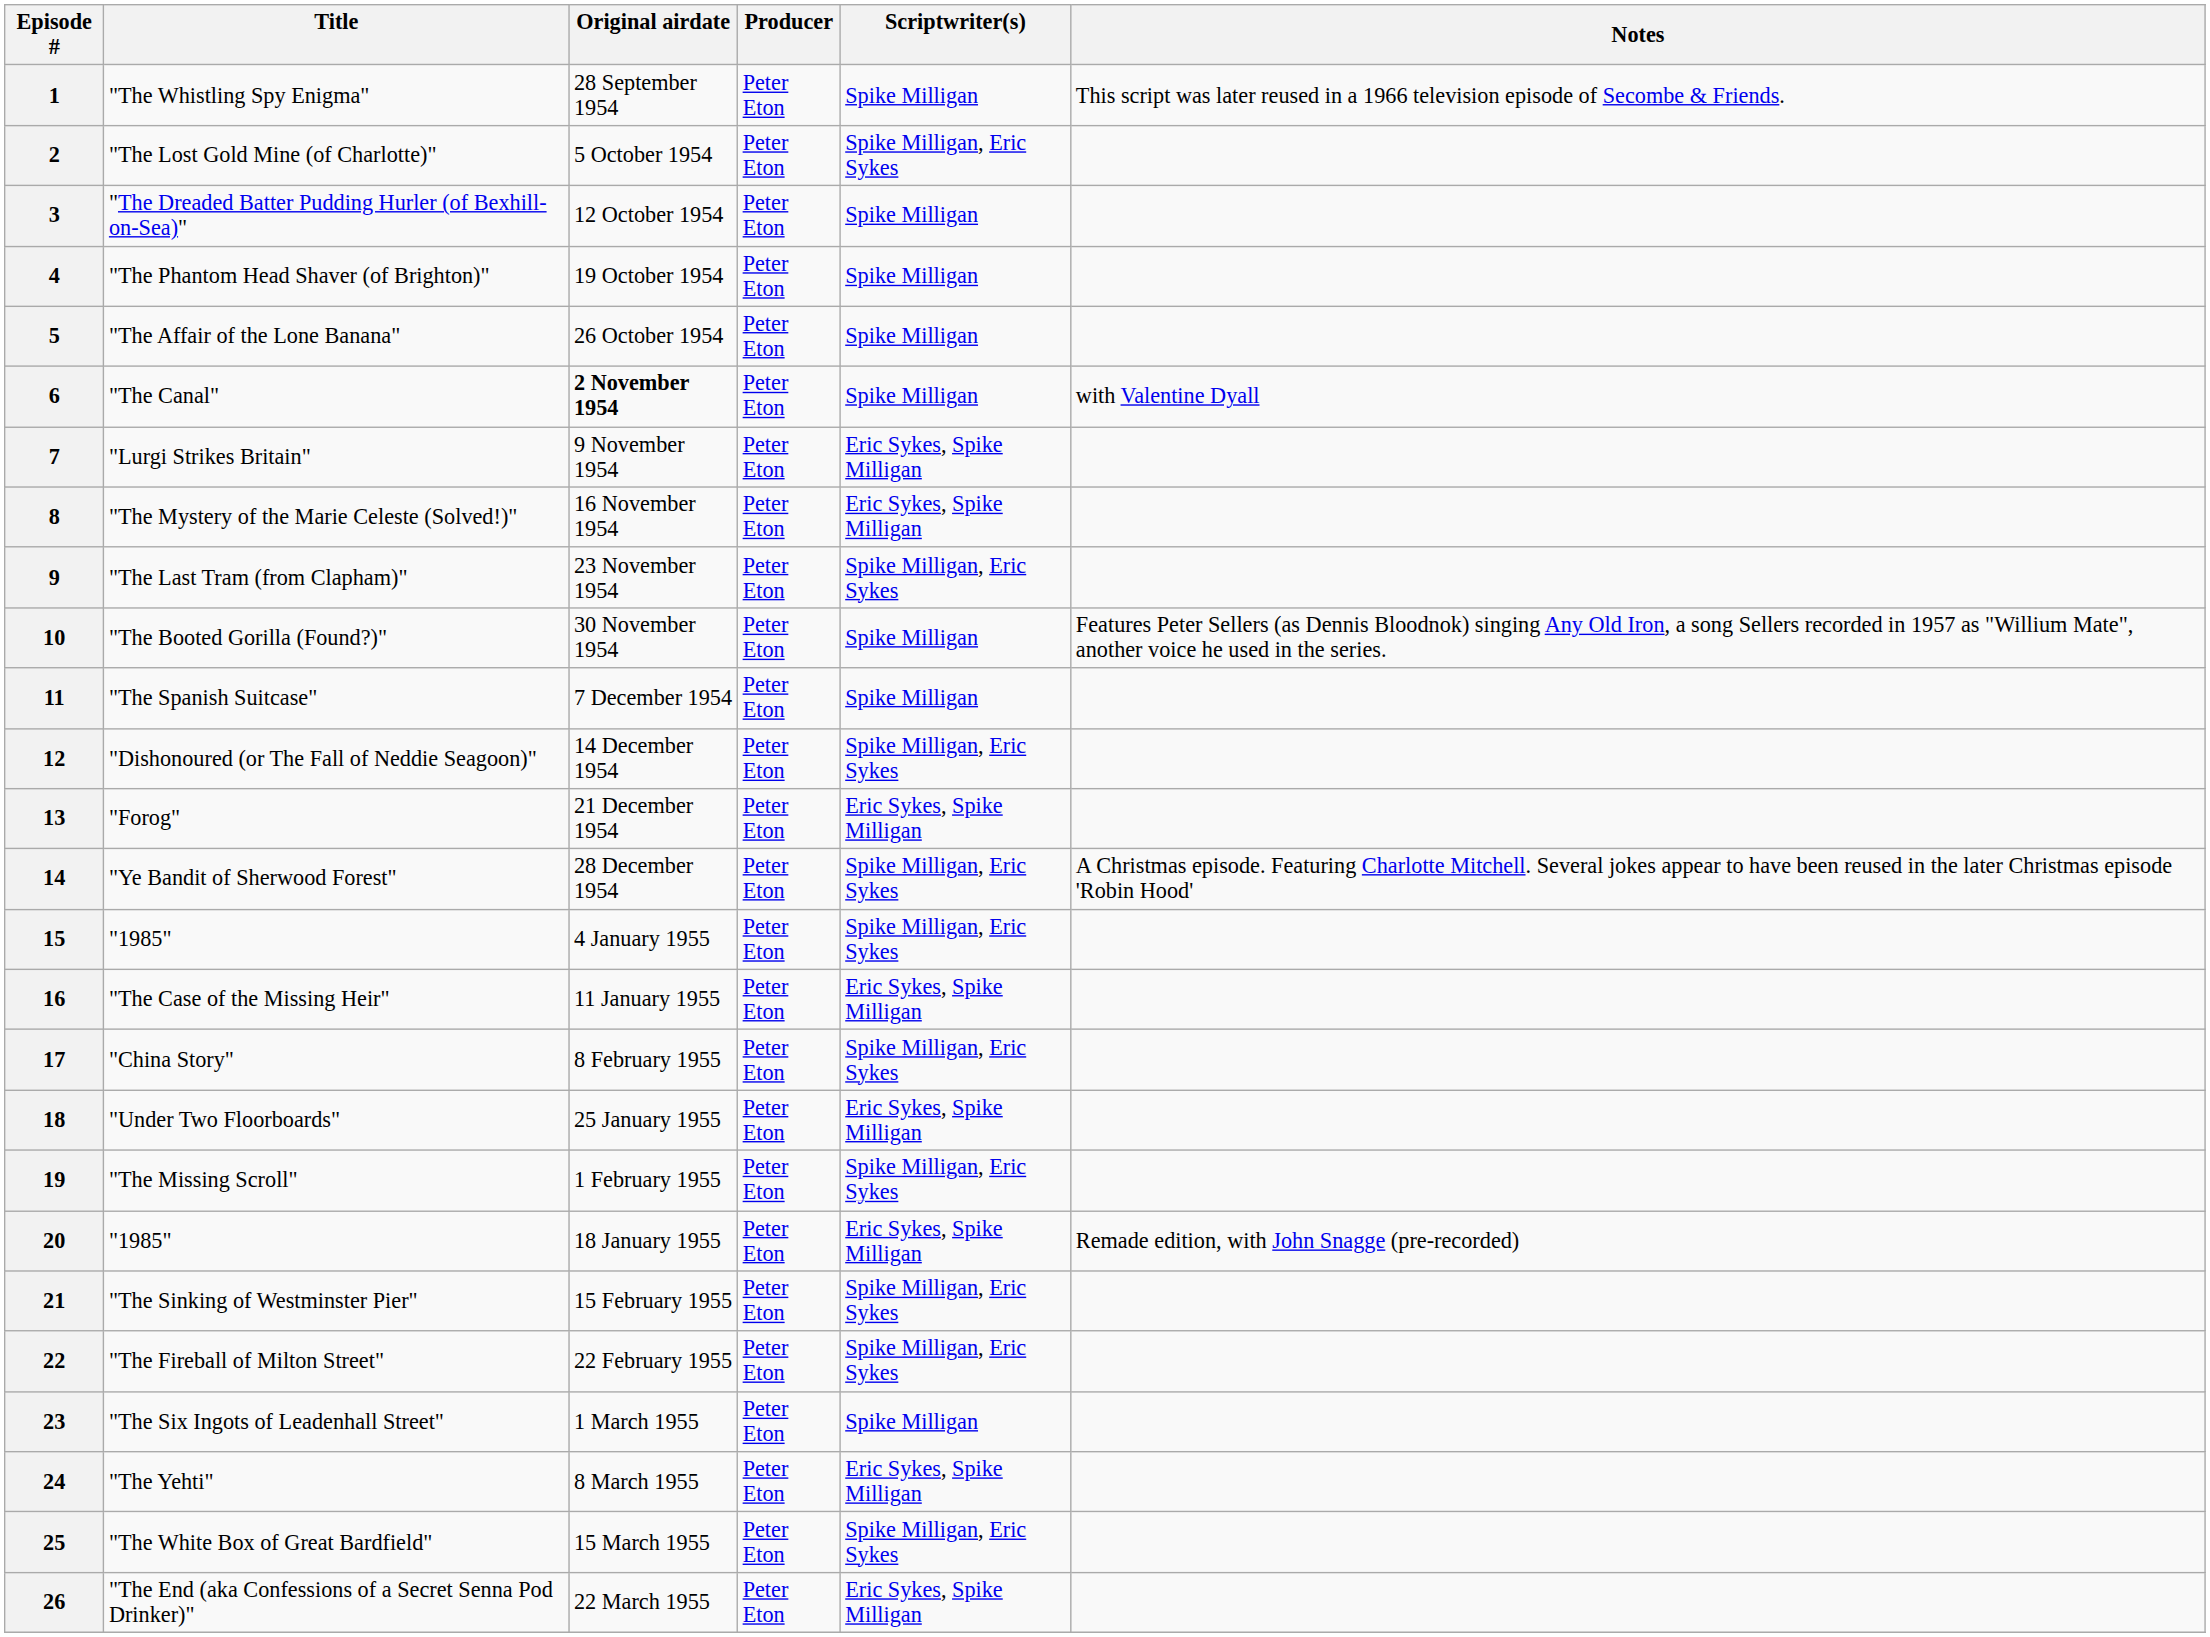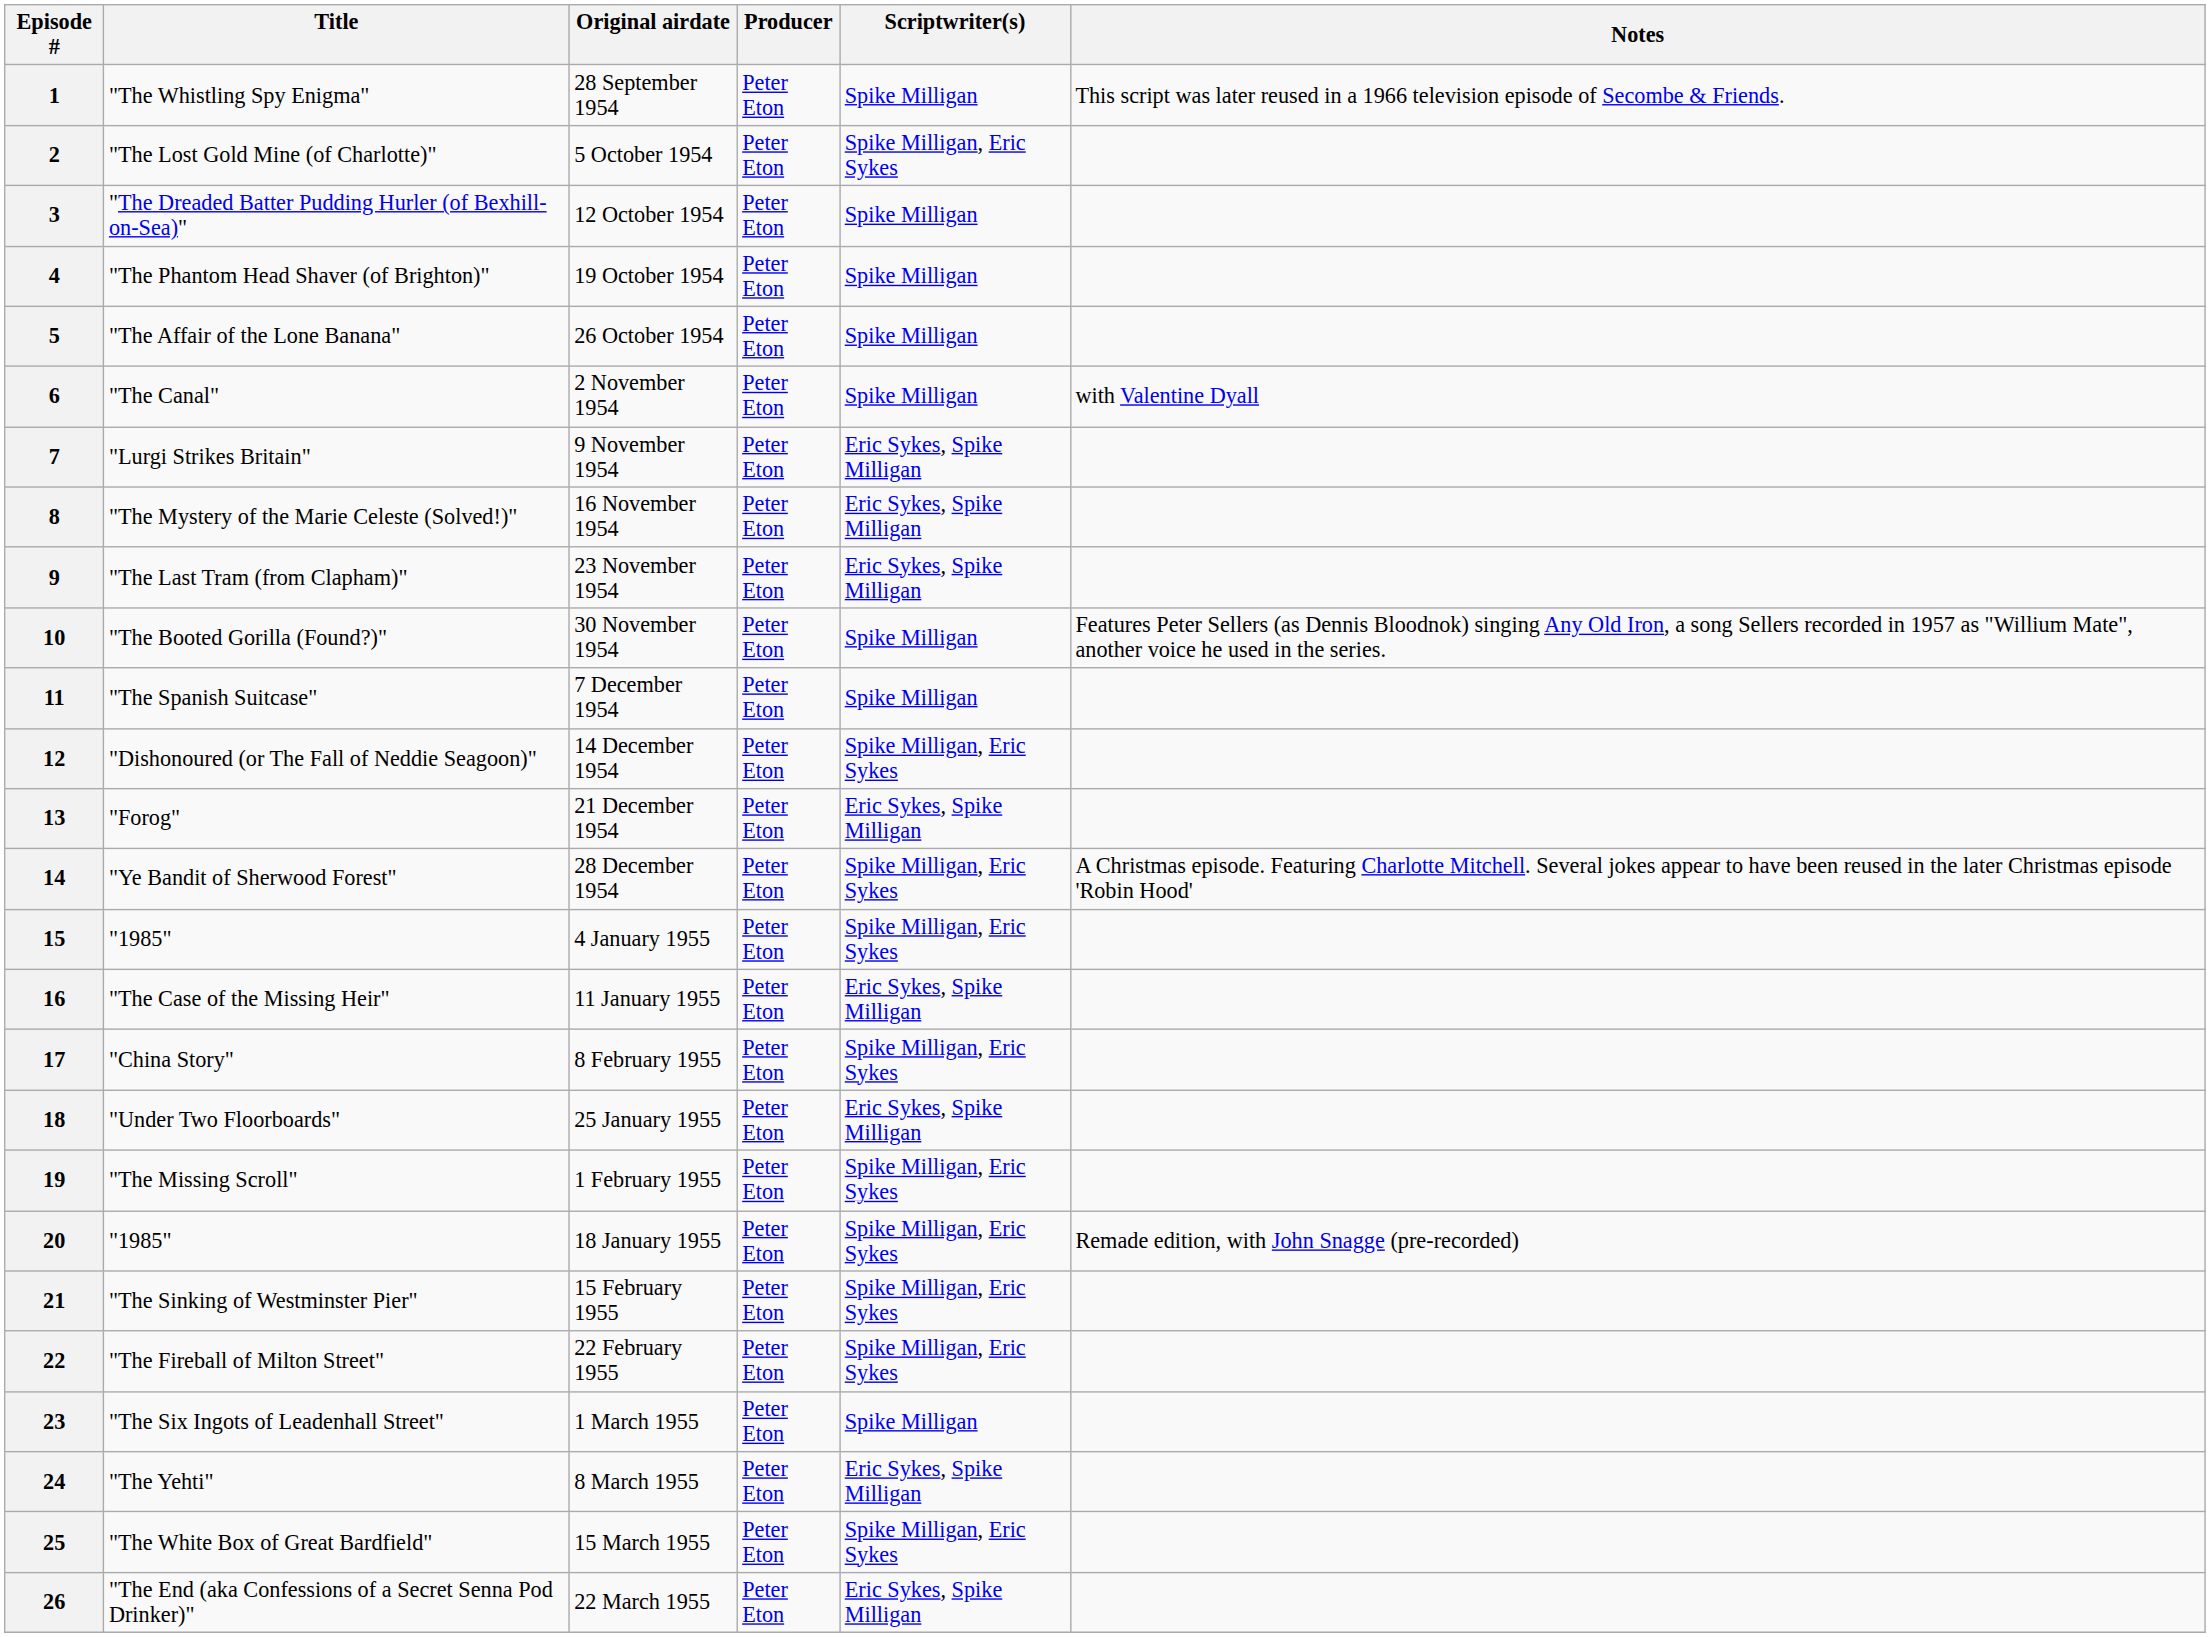(632, 396) bold -> (629, 396) normal
(936, 577) Spike Milligan, Eric Sykes -> (923, 577) Eric Sykes, Spike Milligan
(924, 1240) Eric Sykes, Spike Milligan -> (935, 1240) Spike Milligan, Eric Sykes
